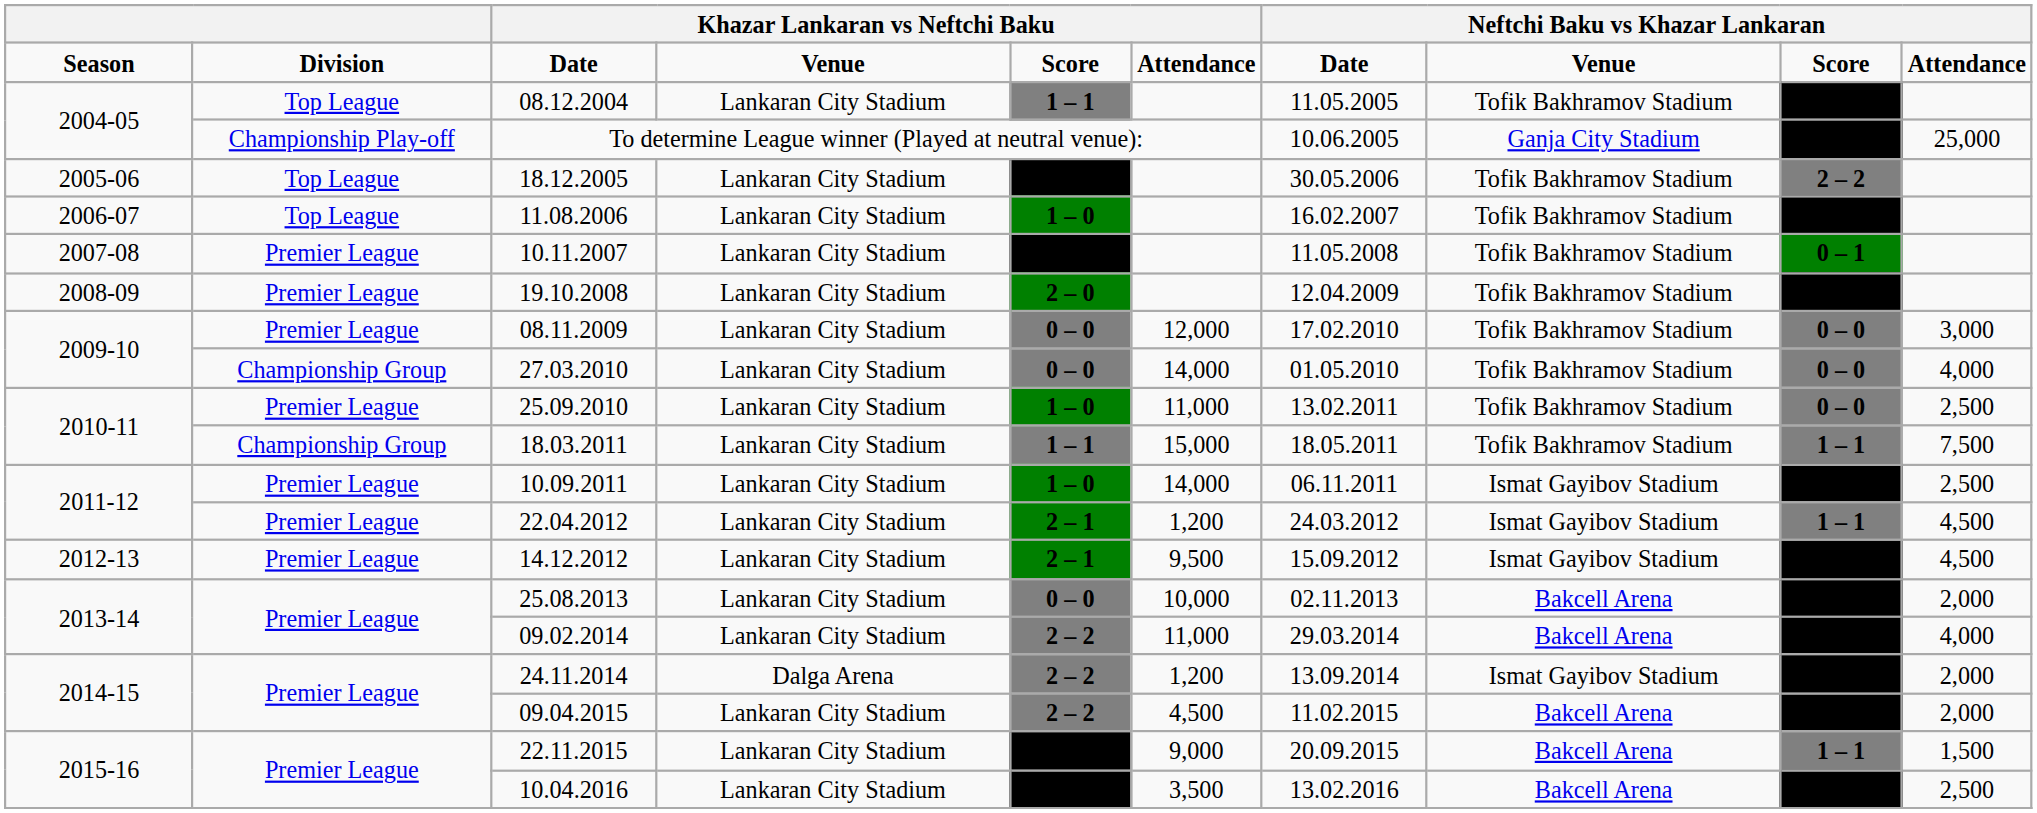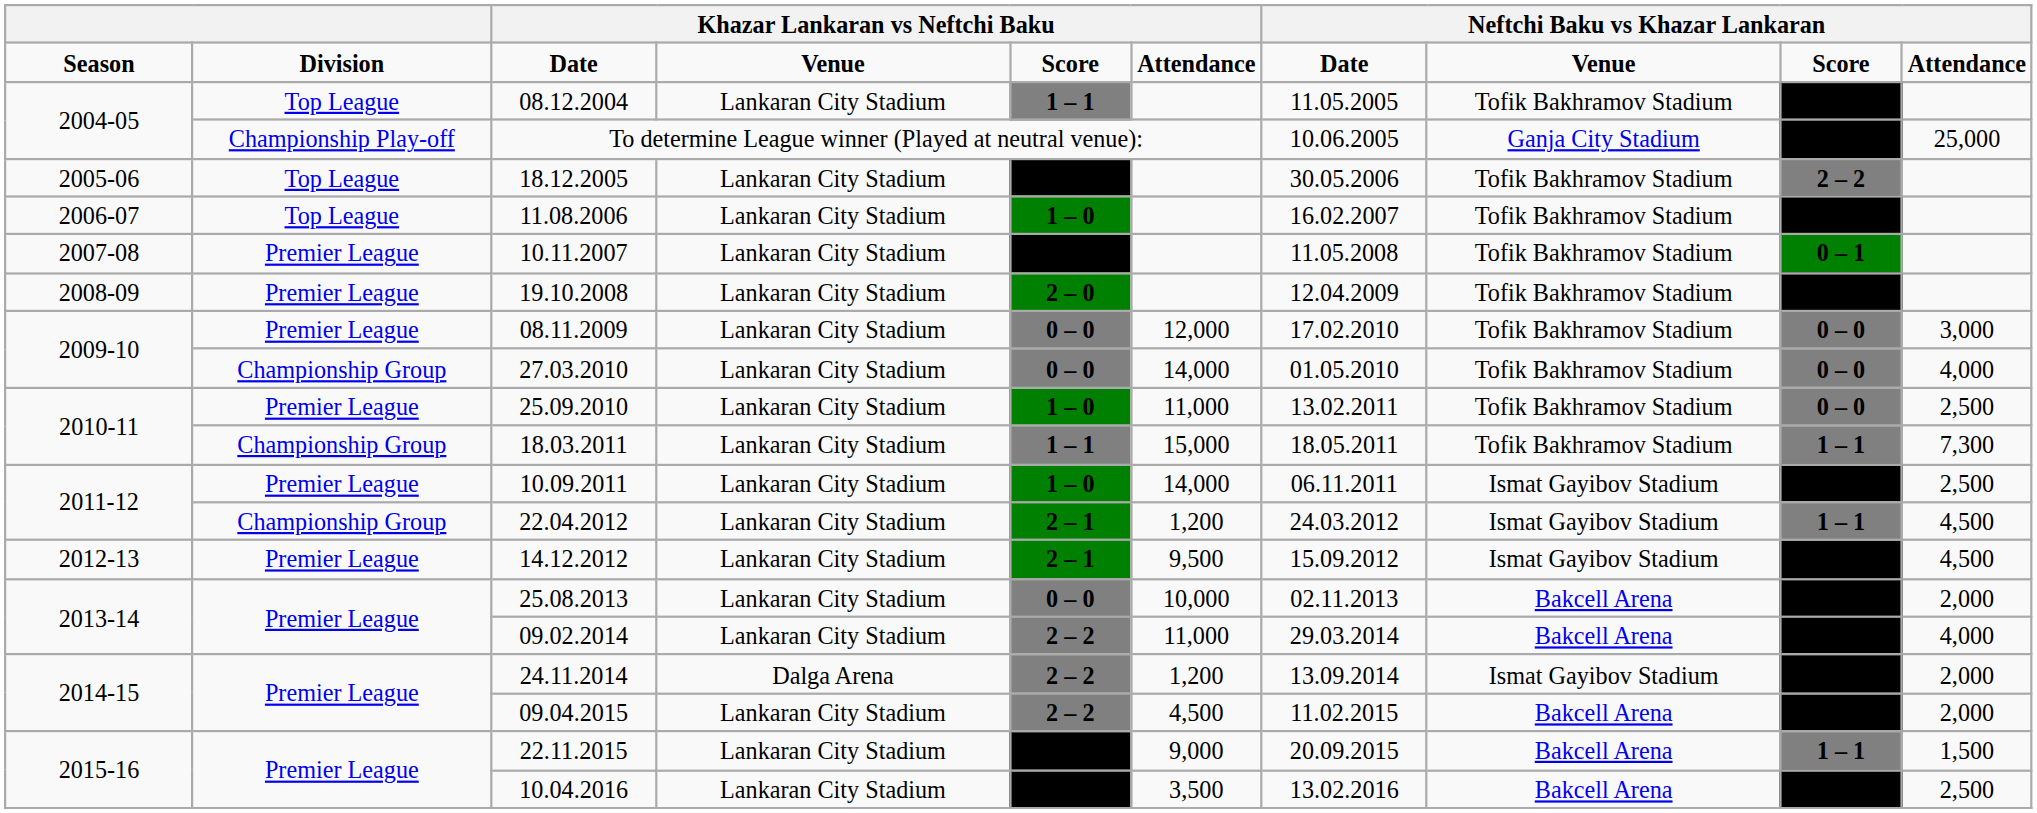(1967, 445) 7,500 -> (1967, 445) 7,300
(342, 521) Premier League -> (342, 521) Championship Group
